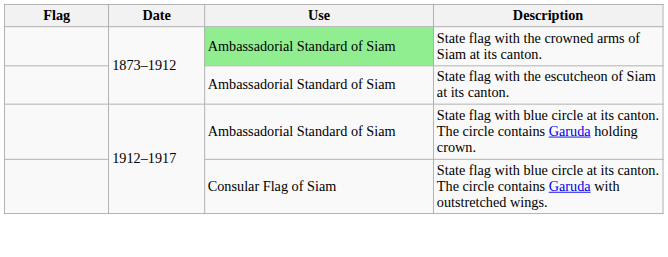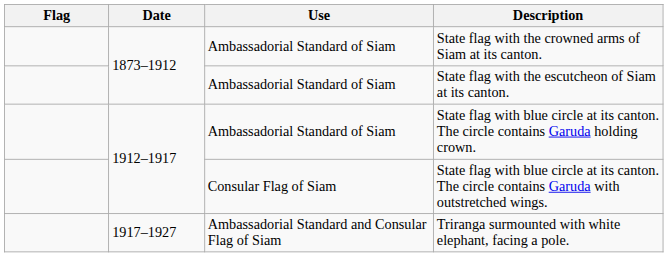(302, 46) lightgreen background -> (302, 46) no background
+ row: (529, 232)
